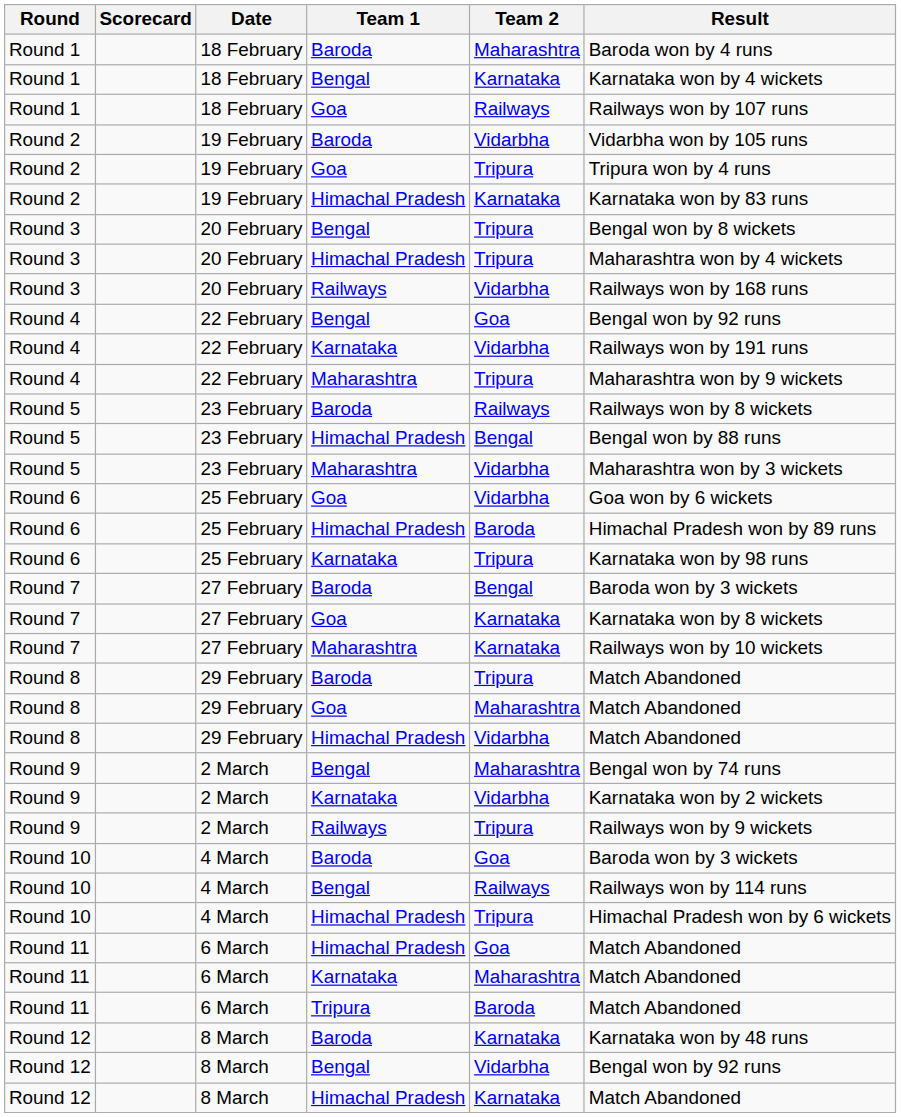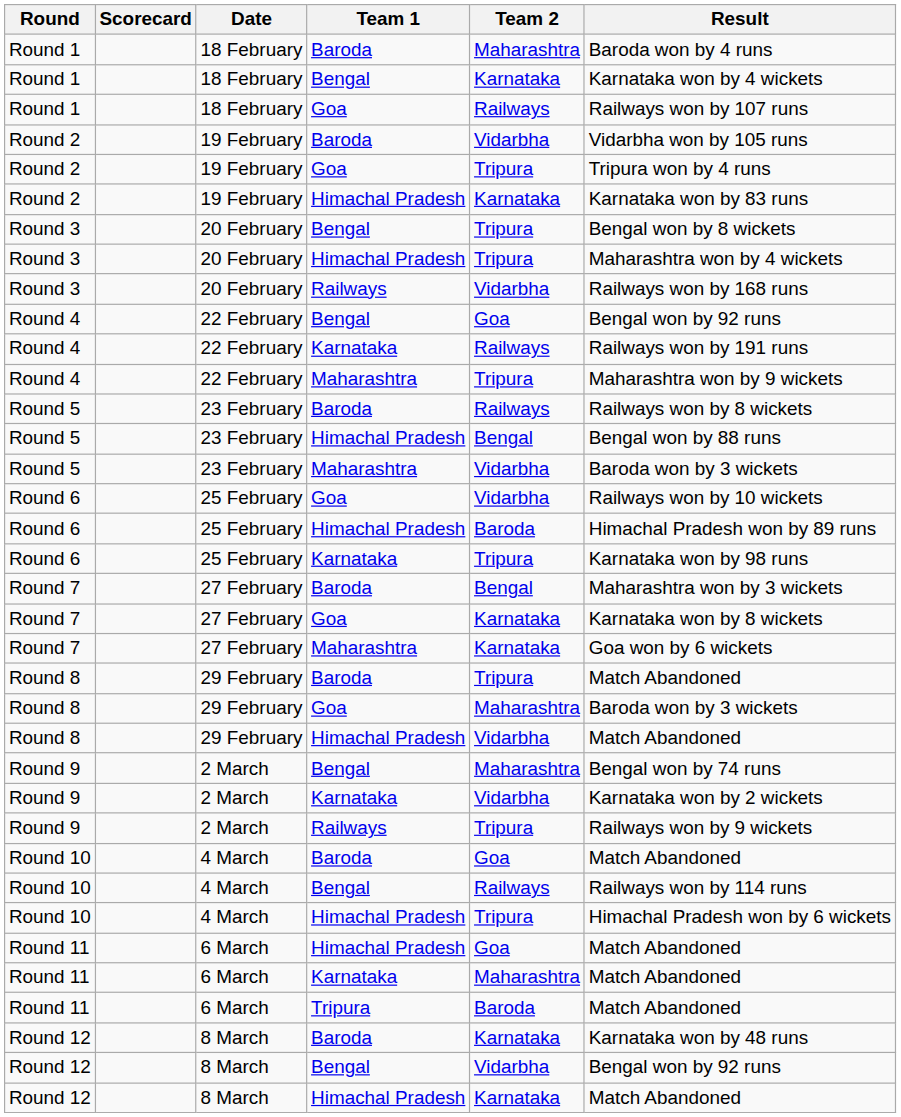(512, 348) Vidarbha -> (512, 348) Railways
(716, 468) Maharashtra won by 3 wickets -> (693, 468) Baroda won by 3 wickets
(681, 498) Goa won by 6 wickets -> (706, 498) Railways won by 10 wickets
(693, 588) Baroda won by 3 wickets -> (716, 588) Maharashtra won by 3 wickets
(706, 648) Railways won by 10 wickets -> (681, 648) Goa won by 6 wickets
(665, 708) Match Abandoned -> (693, 708) Baroda won by 3 wickets
(693, 857) Baroda won by 3 wickets -> (665, 857) Match Abandoned
